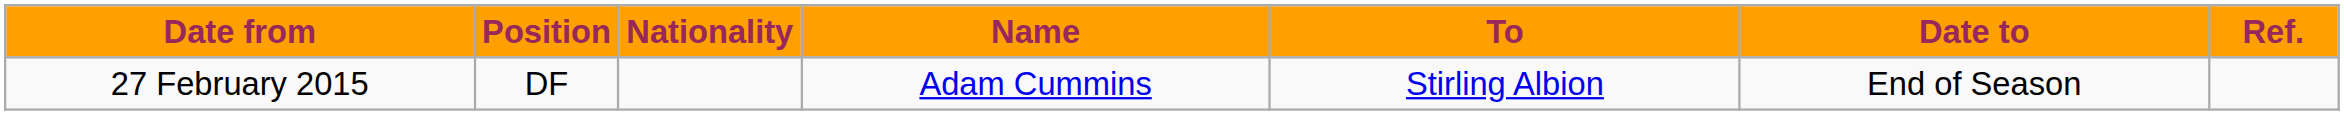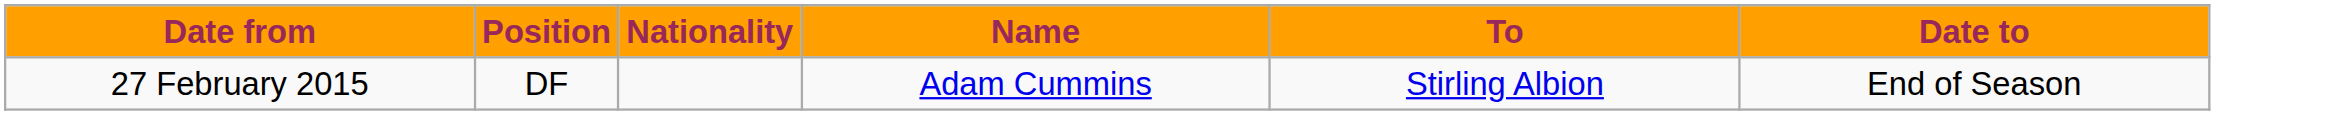- column: (2273, 31)
